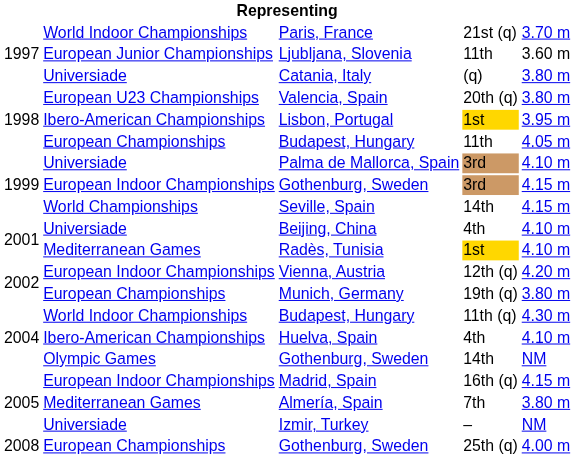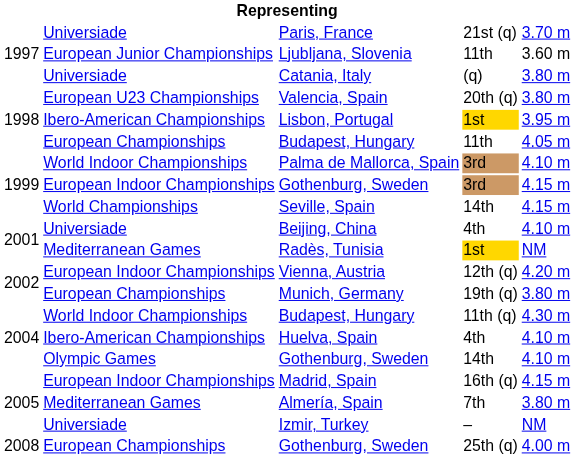(145, 32) World Indoor Championships -> (85, 32) Universiade
(85, 163) Universiade -> (145, 163) World Indoor Championships
(546, 250) 4.10 m -> (534, 250) NM
(534, 359) NM -> (546, 359) 4.10 m
